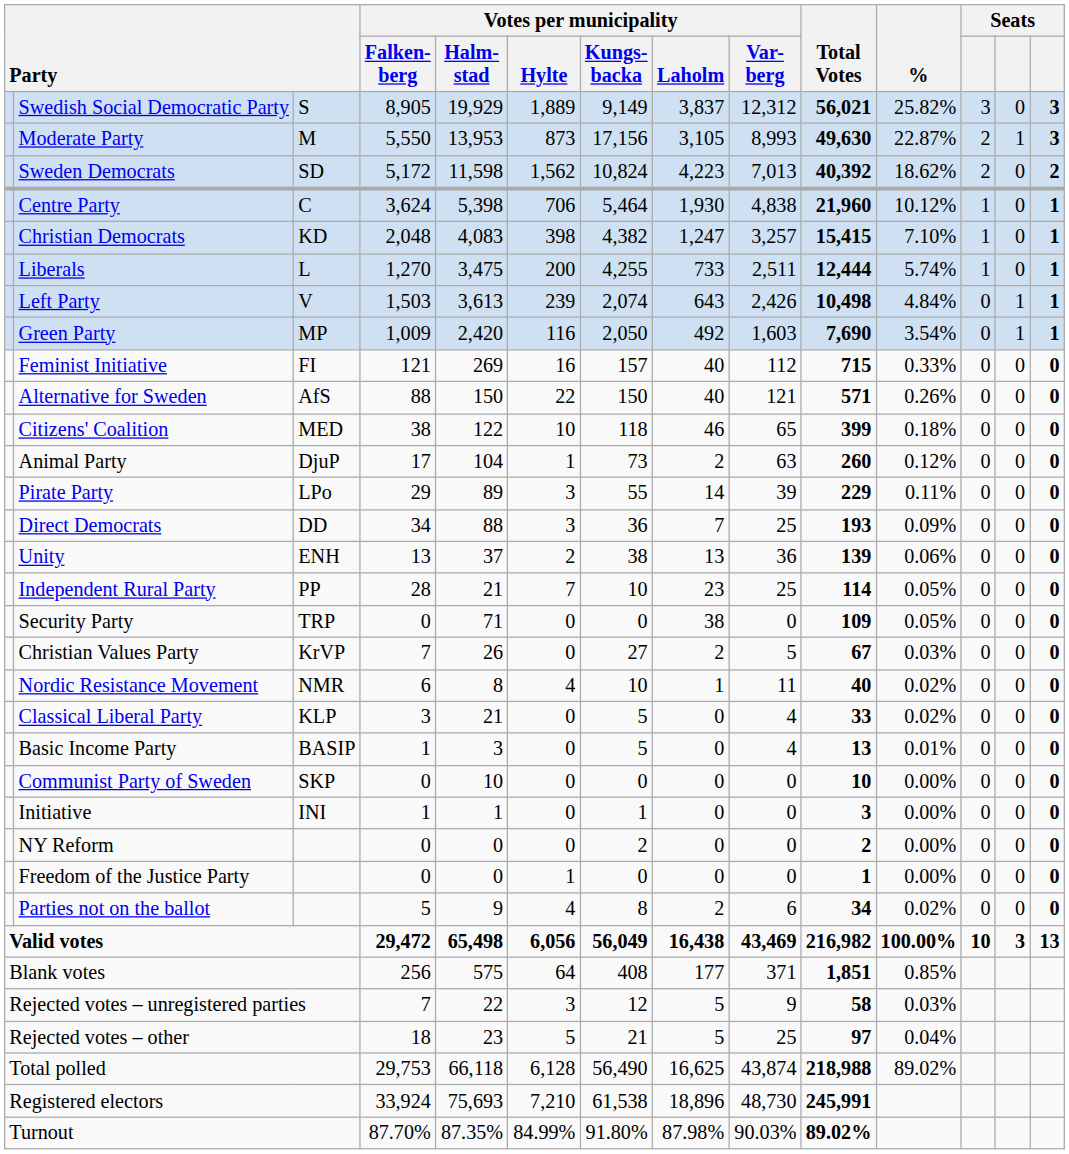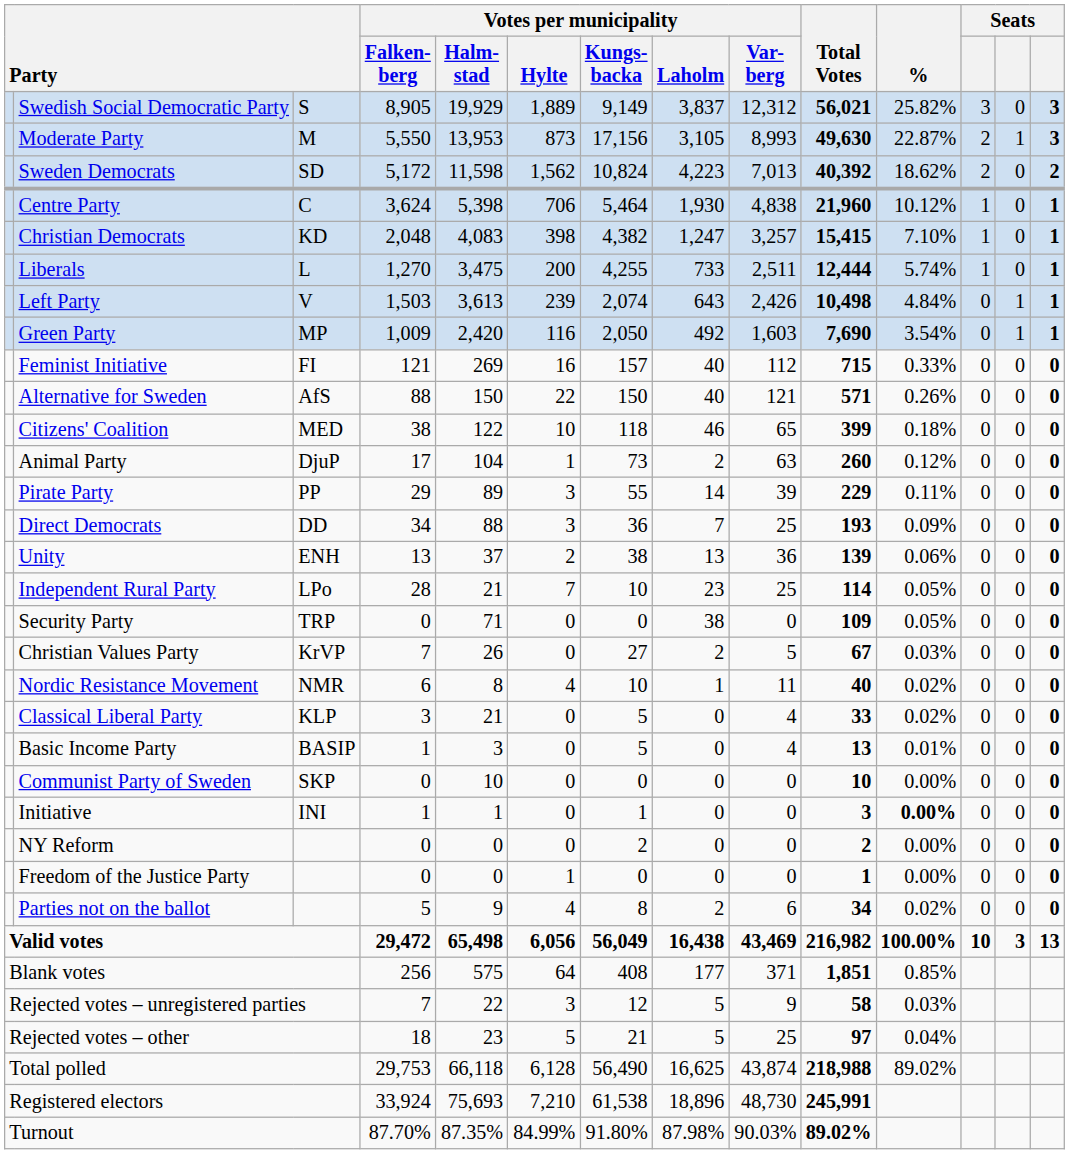(315, 493) LPo -> (310, 493) PP
(310, 589) PP -> (315, 589) LPo
(930, 813) normal -> (928, 813) bold
